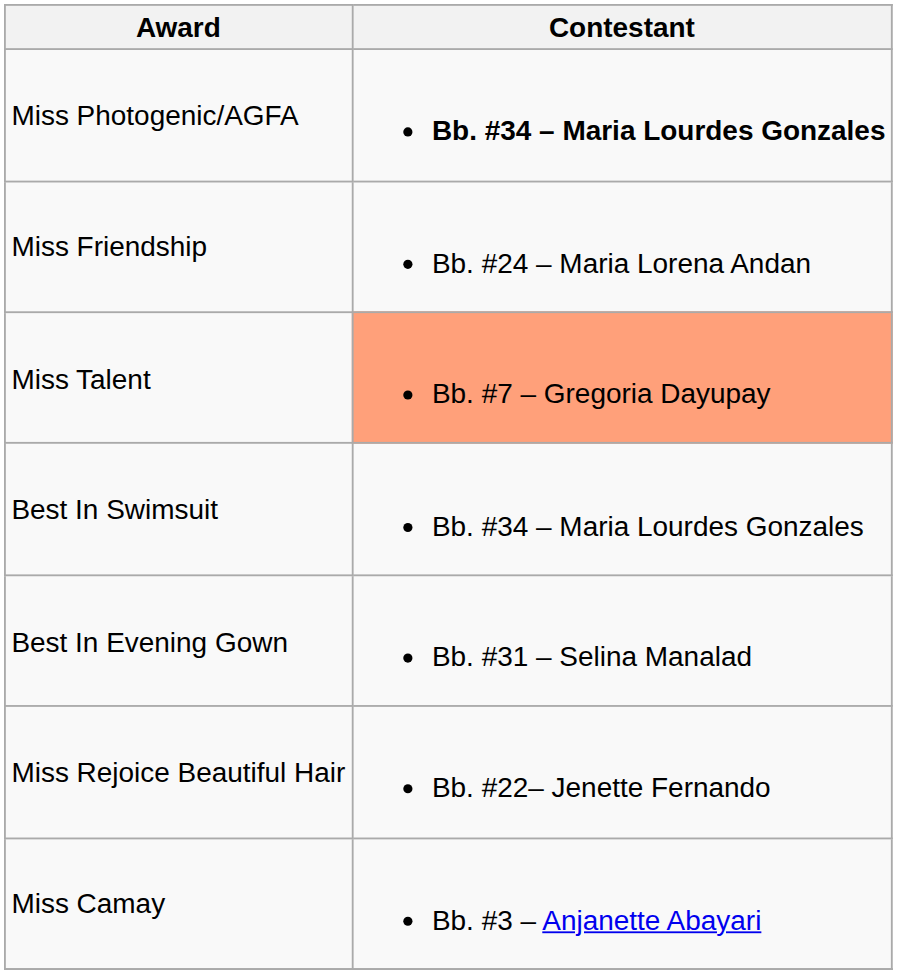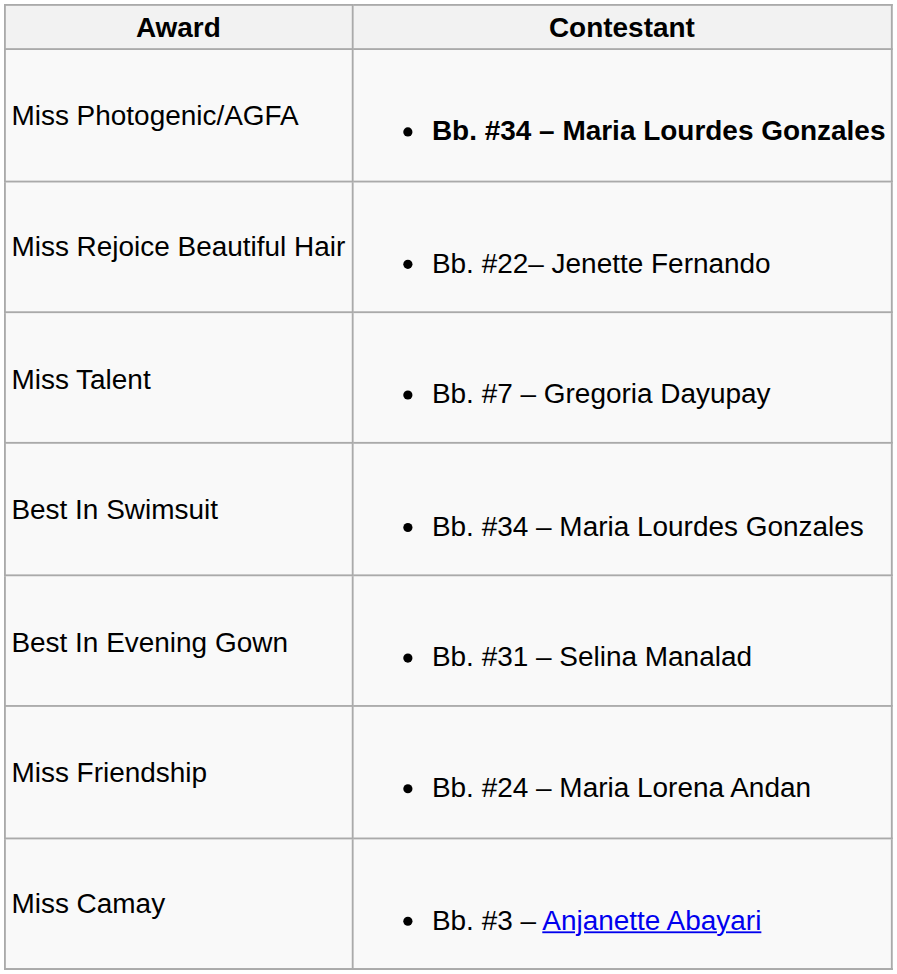rows swapped: (109, 247) <-> (178, 772)
(622, 394) lightsalmon background -> (622, 394) no background
